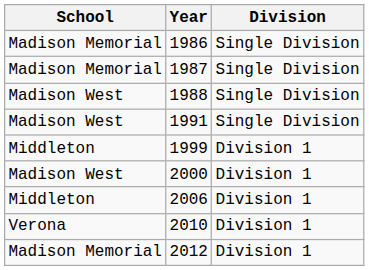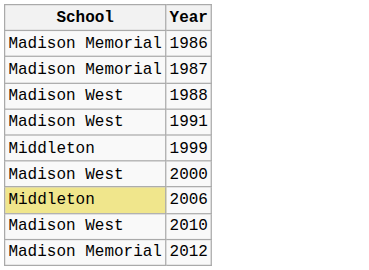- column: (288, 18)
(52, 200) no background -> (52, 200) khaki background
(37, 226) Verona -> (66, 226) Madison West
